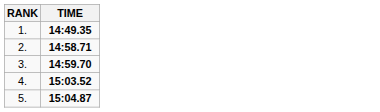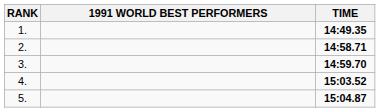+ column: (178, 13)
